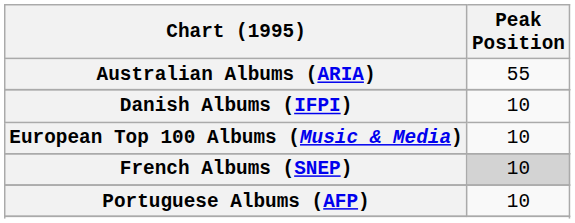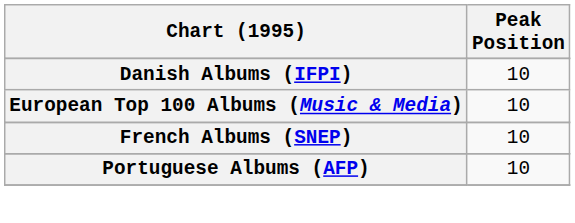- row: (236, 74)
(518, 169) lightgrey background -> (518, 138) no background
